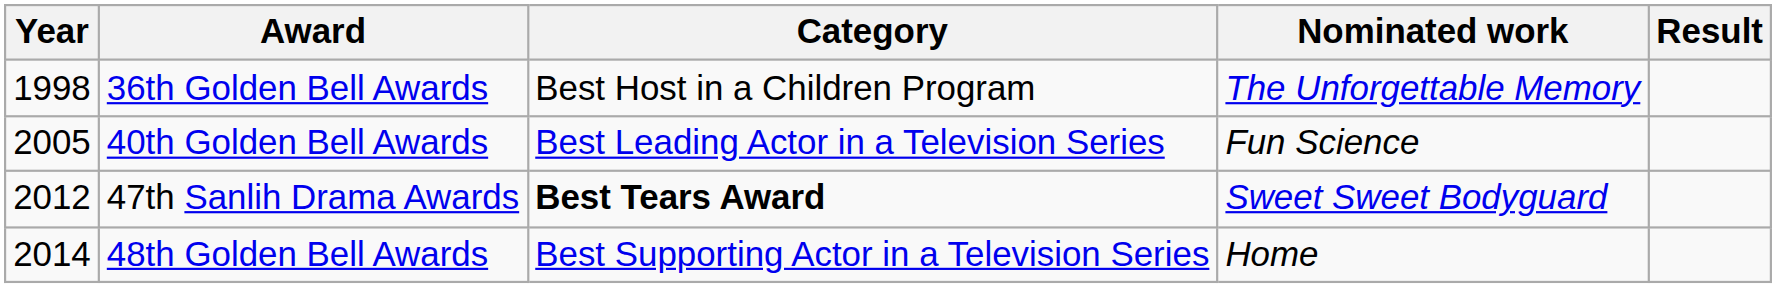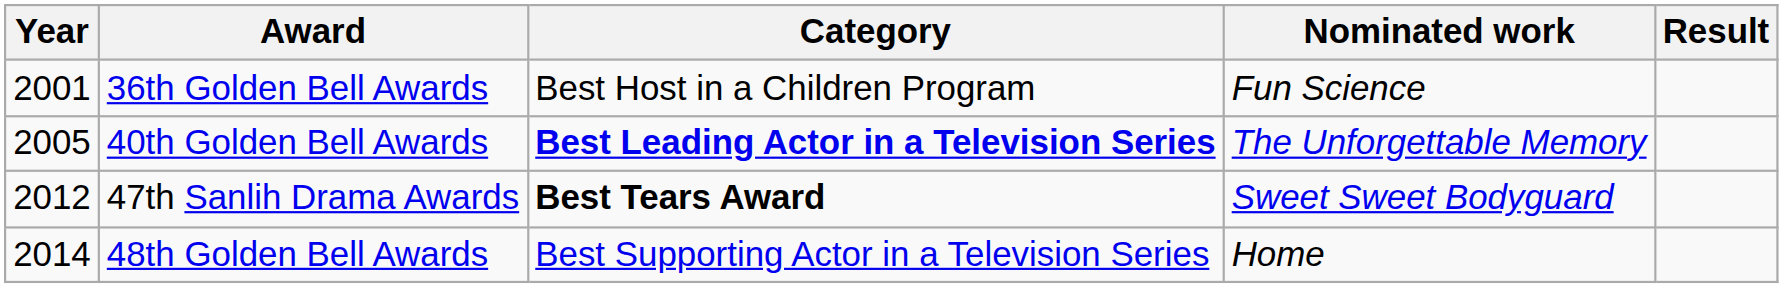(52, 87) 1998 -> (52, 87) 2001
(1433, 87) The Unforgettable Memory -> (1329, 87) Fun Science
(850, 142) normal -> (875, 142) bold
(1322, 142) Fun Science -> (1439, 142) The Unforgettable Memory
